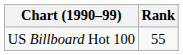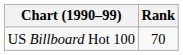(158, 38) 55 -> (158, 38) 70
